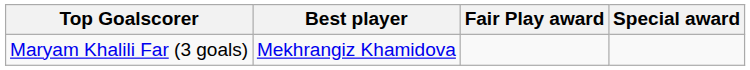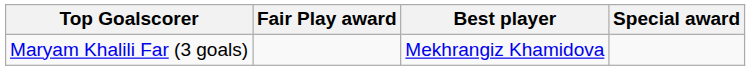columns swapped: (356, 19) <-> (534, 19)
